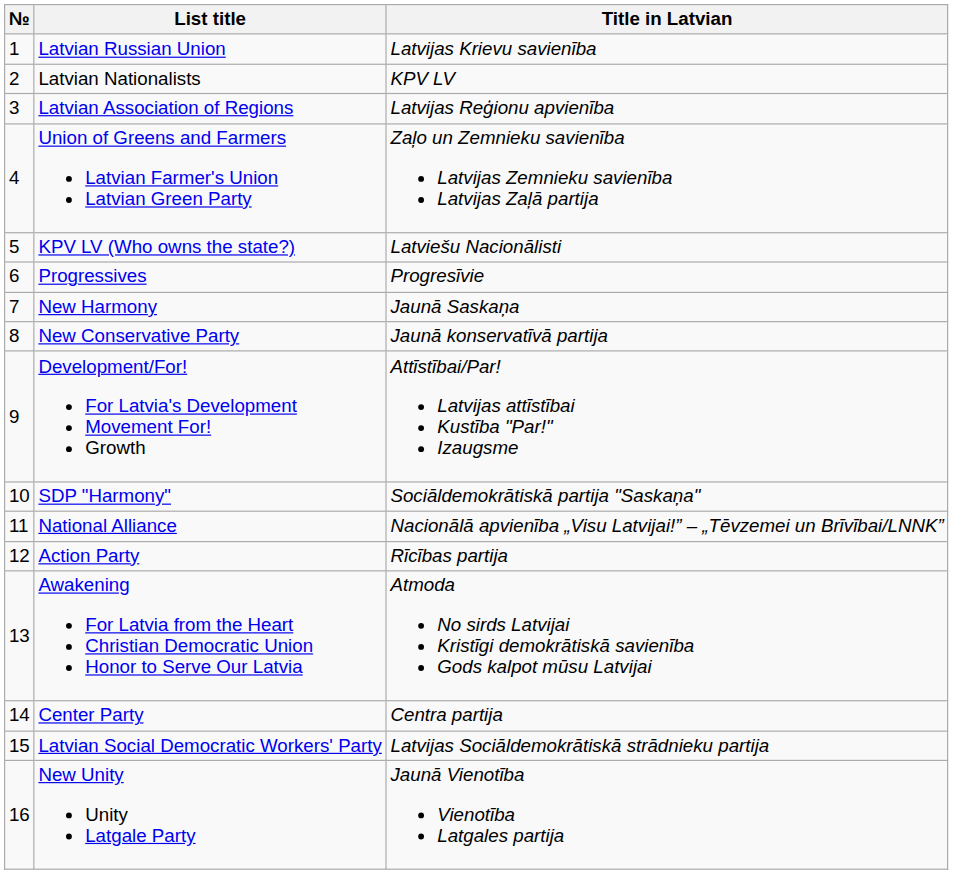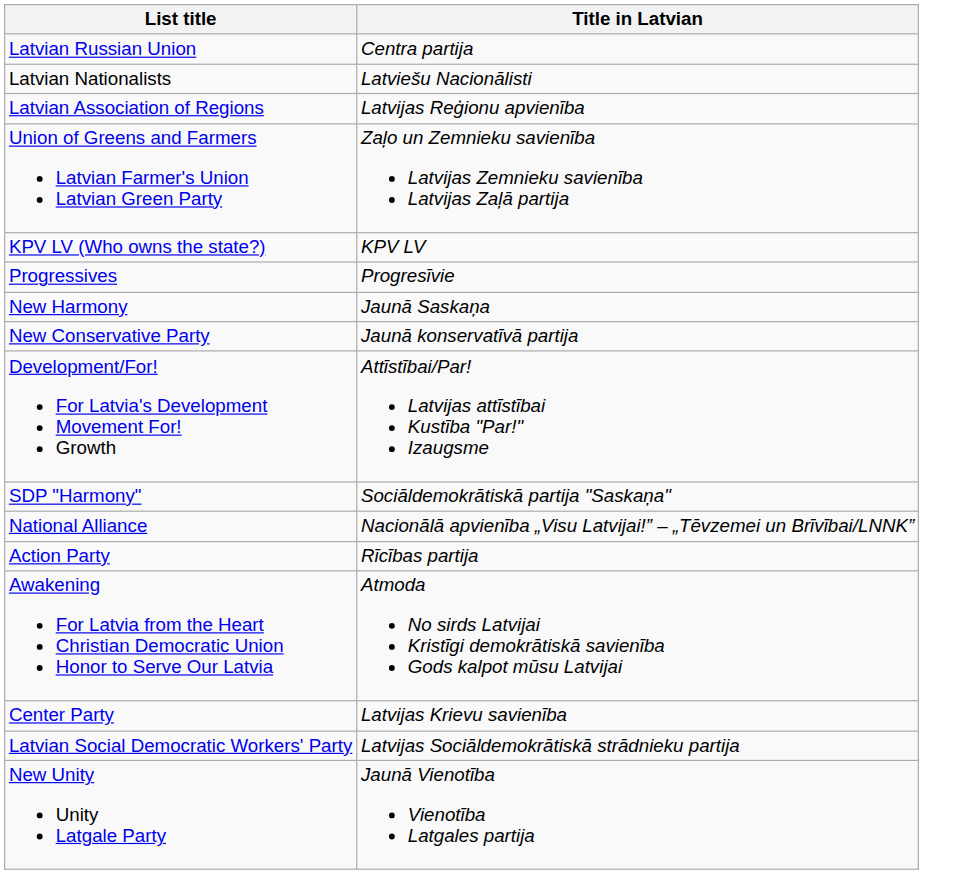- column: (19, 19)
(493, 49) Latvijas Krievu savienība -> (417, 49) Centra partija
(423, 78) KPV LV -> (446, 78) Latviešu Nacionālisti
(476, 247) Latviešu Nacionālisti -> (393, 247) KPV LV
(447, 715) Centra partija -> (464, 715) Latvijas Krievu savienība
